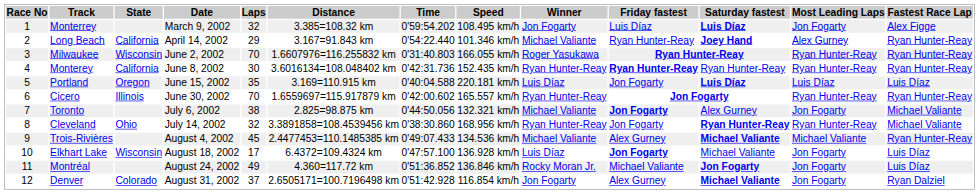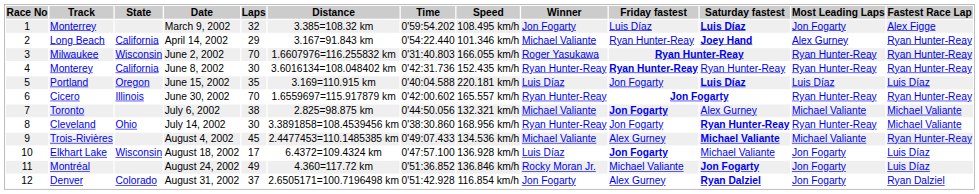(819, 111) Jon Fogarty -> (829, 111) Michael Valiante
(254, 125) 32 -> (254, 125) 30
(740, 181) Michael Valiante -> (731, 181) Ryan Dalziel
